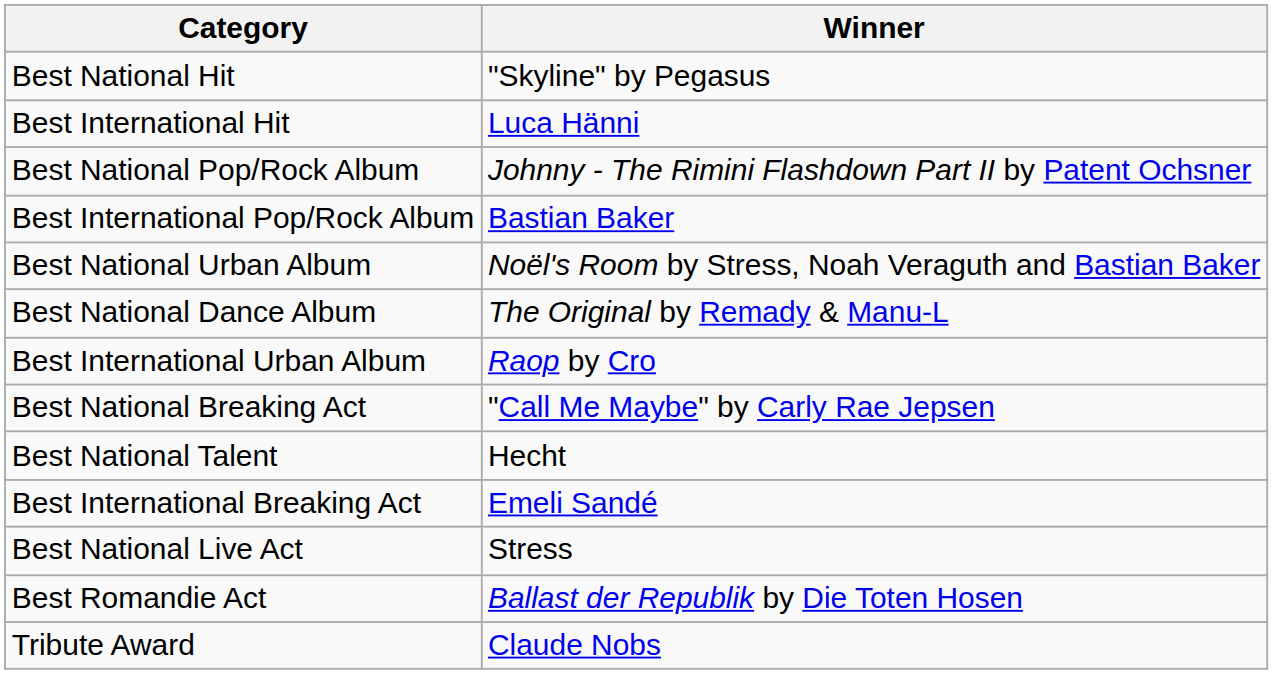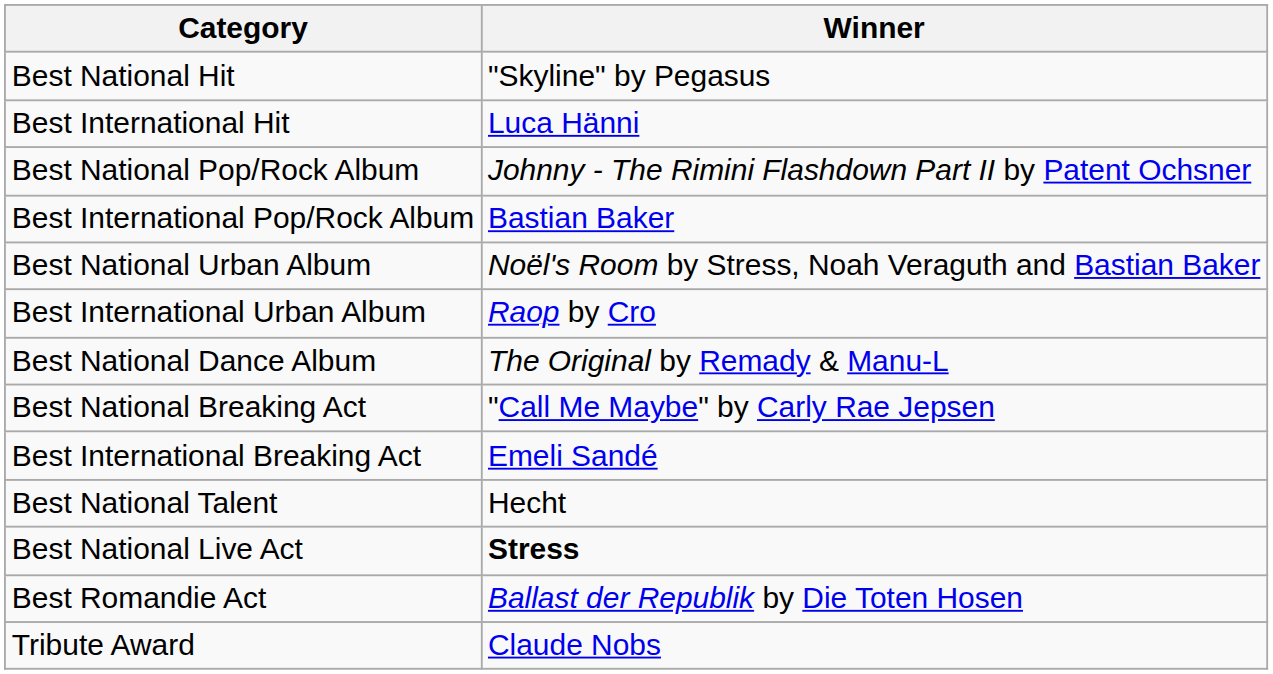rows swapped: (219, 360) <-> (194, 312)
rows swapped: (216, 502) <-> (145, 455)
(530, 550) normal -> (534, 550) bold
